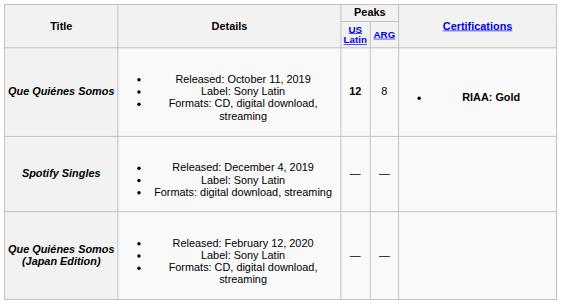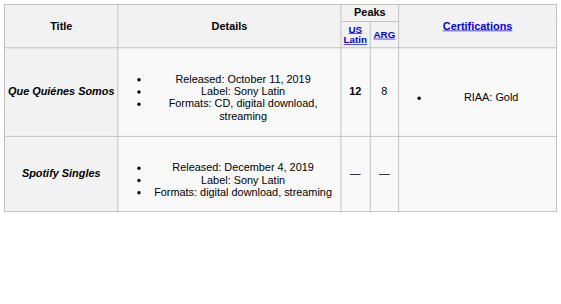(478, 98) bold -> (478, 98) normal
- row: (61, 255)
